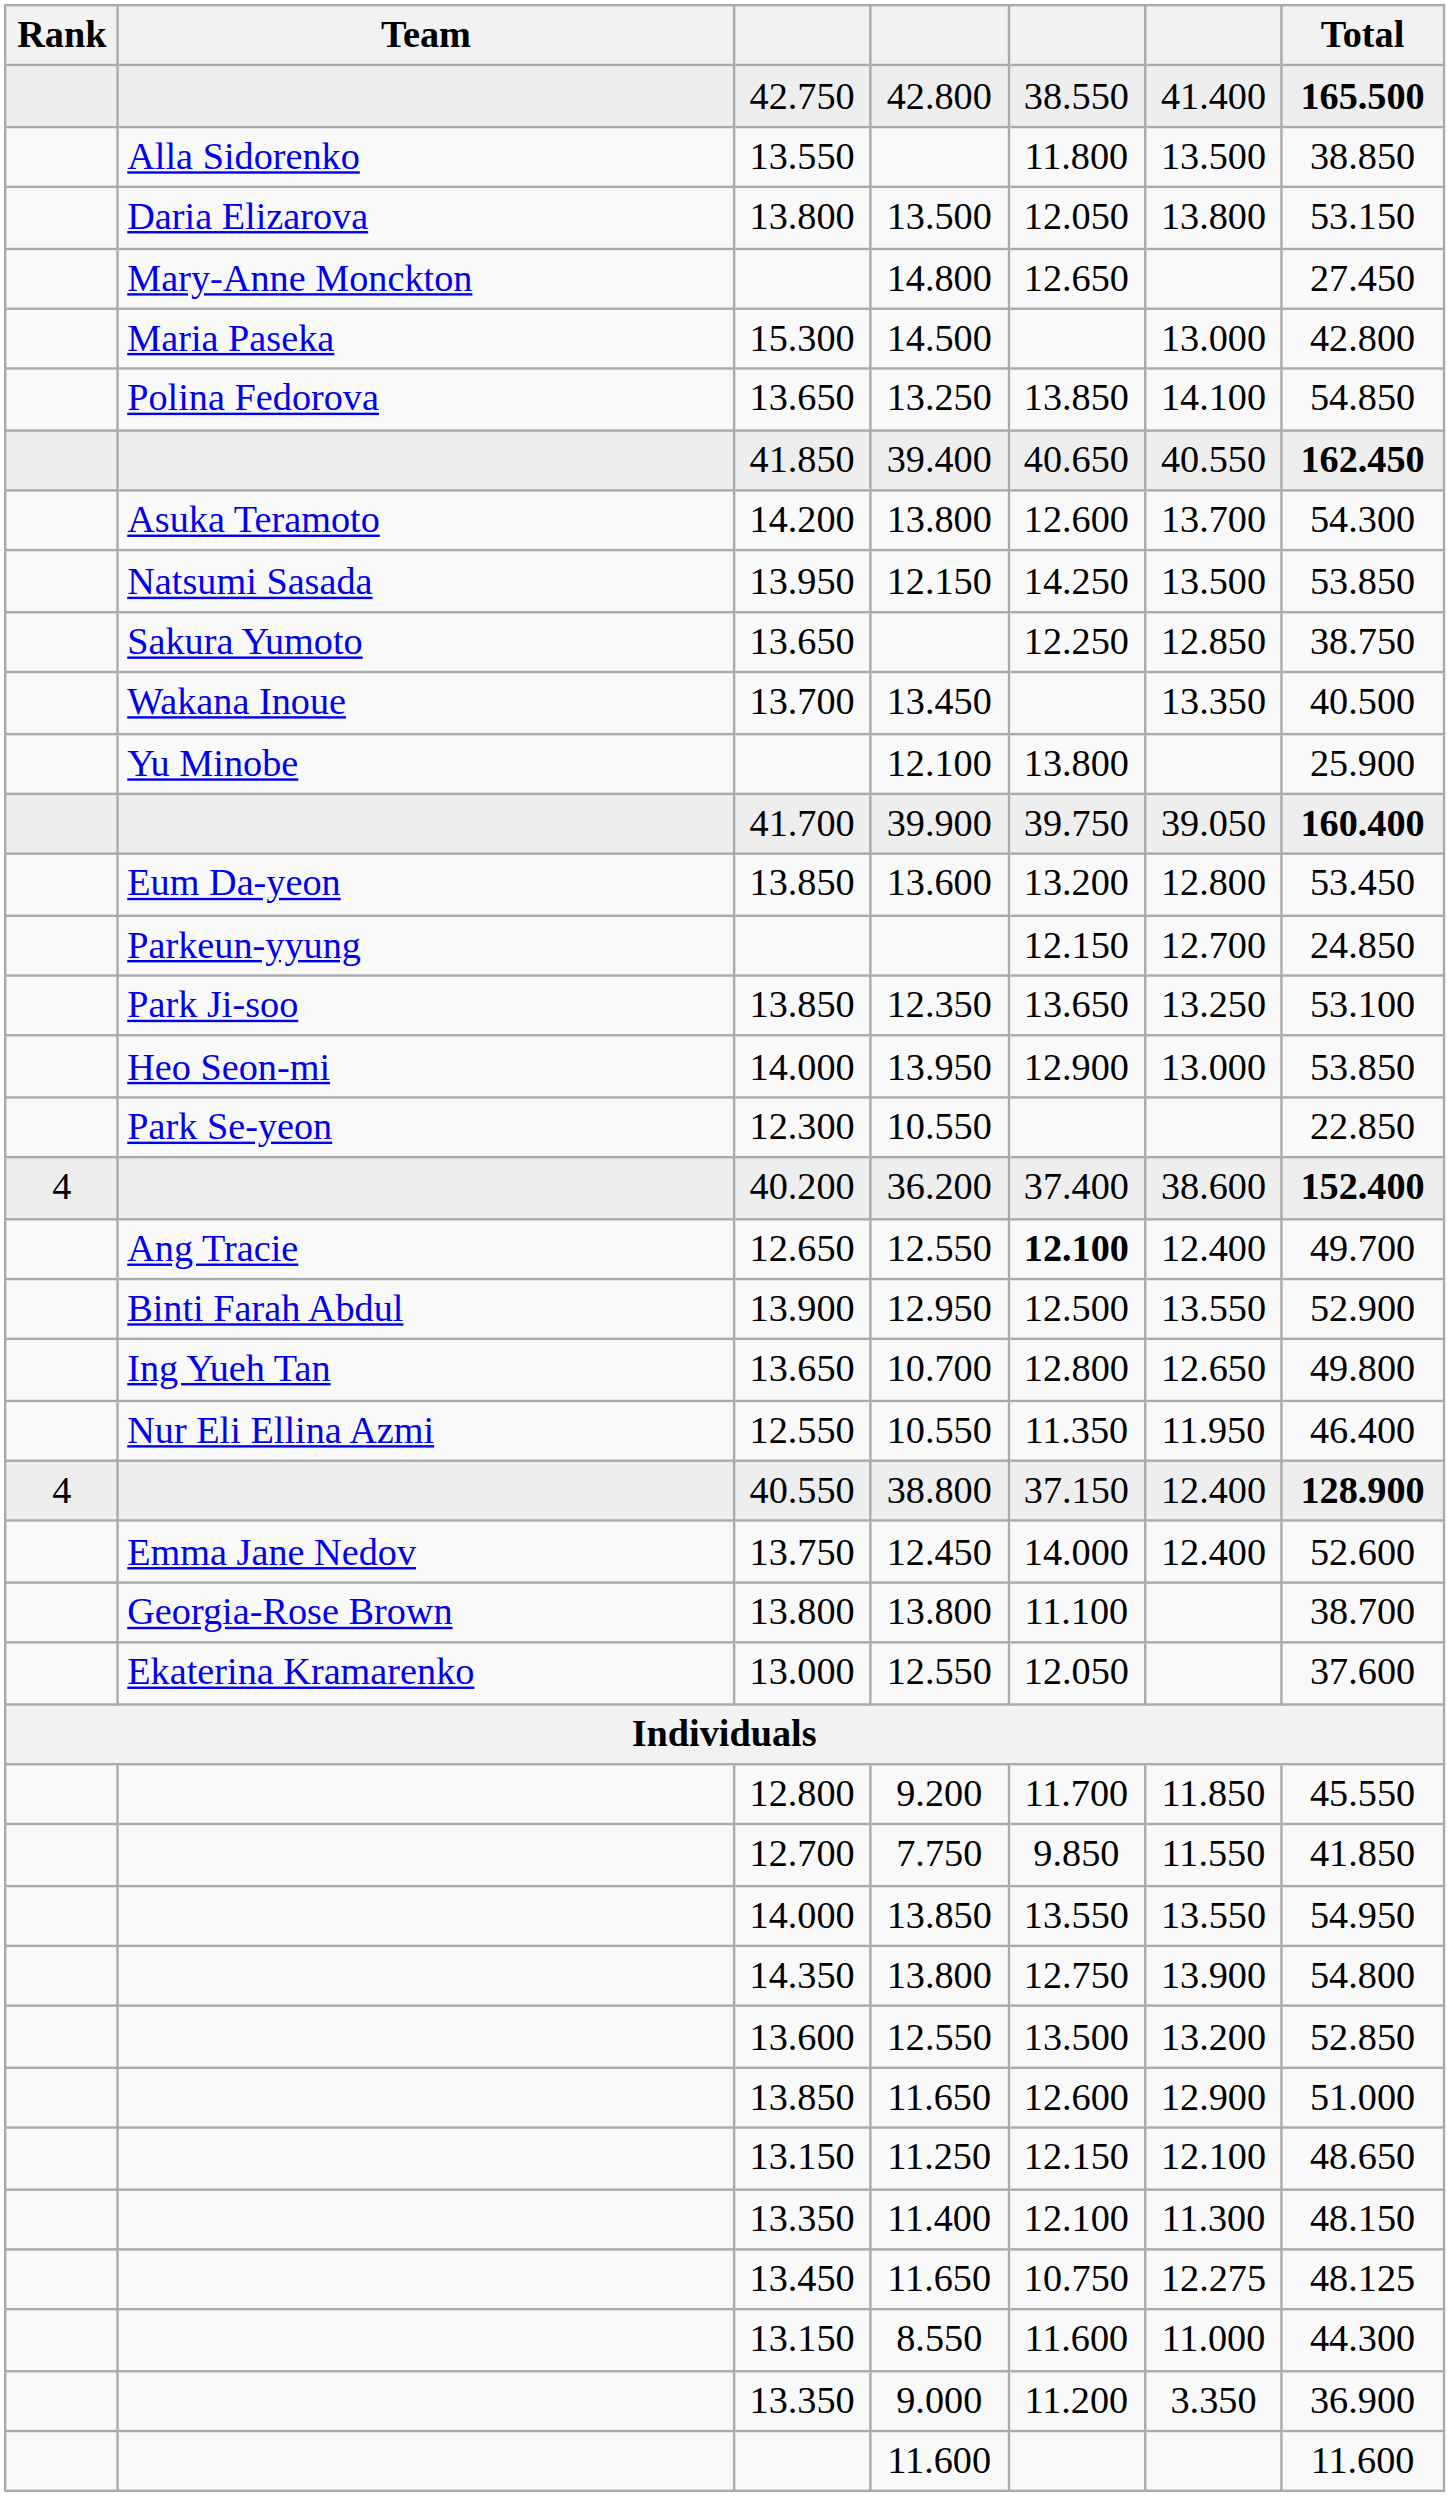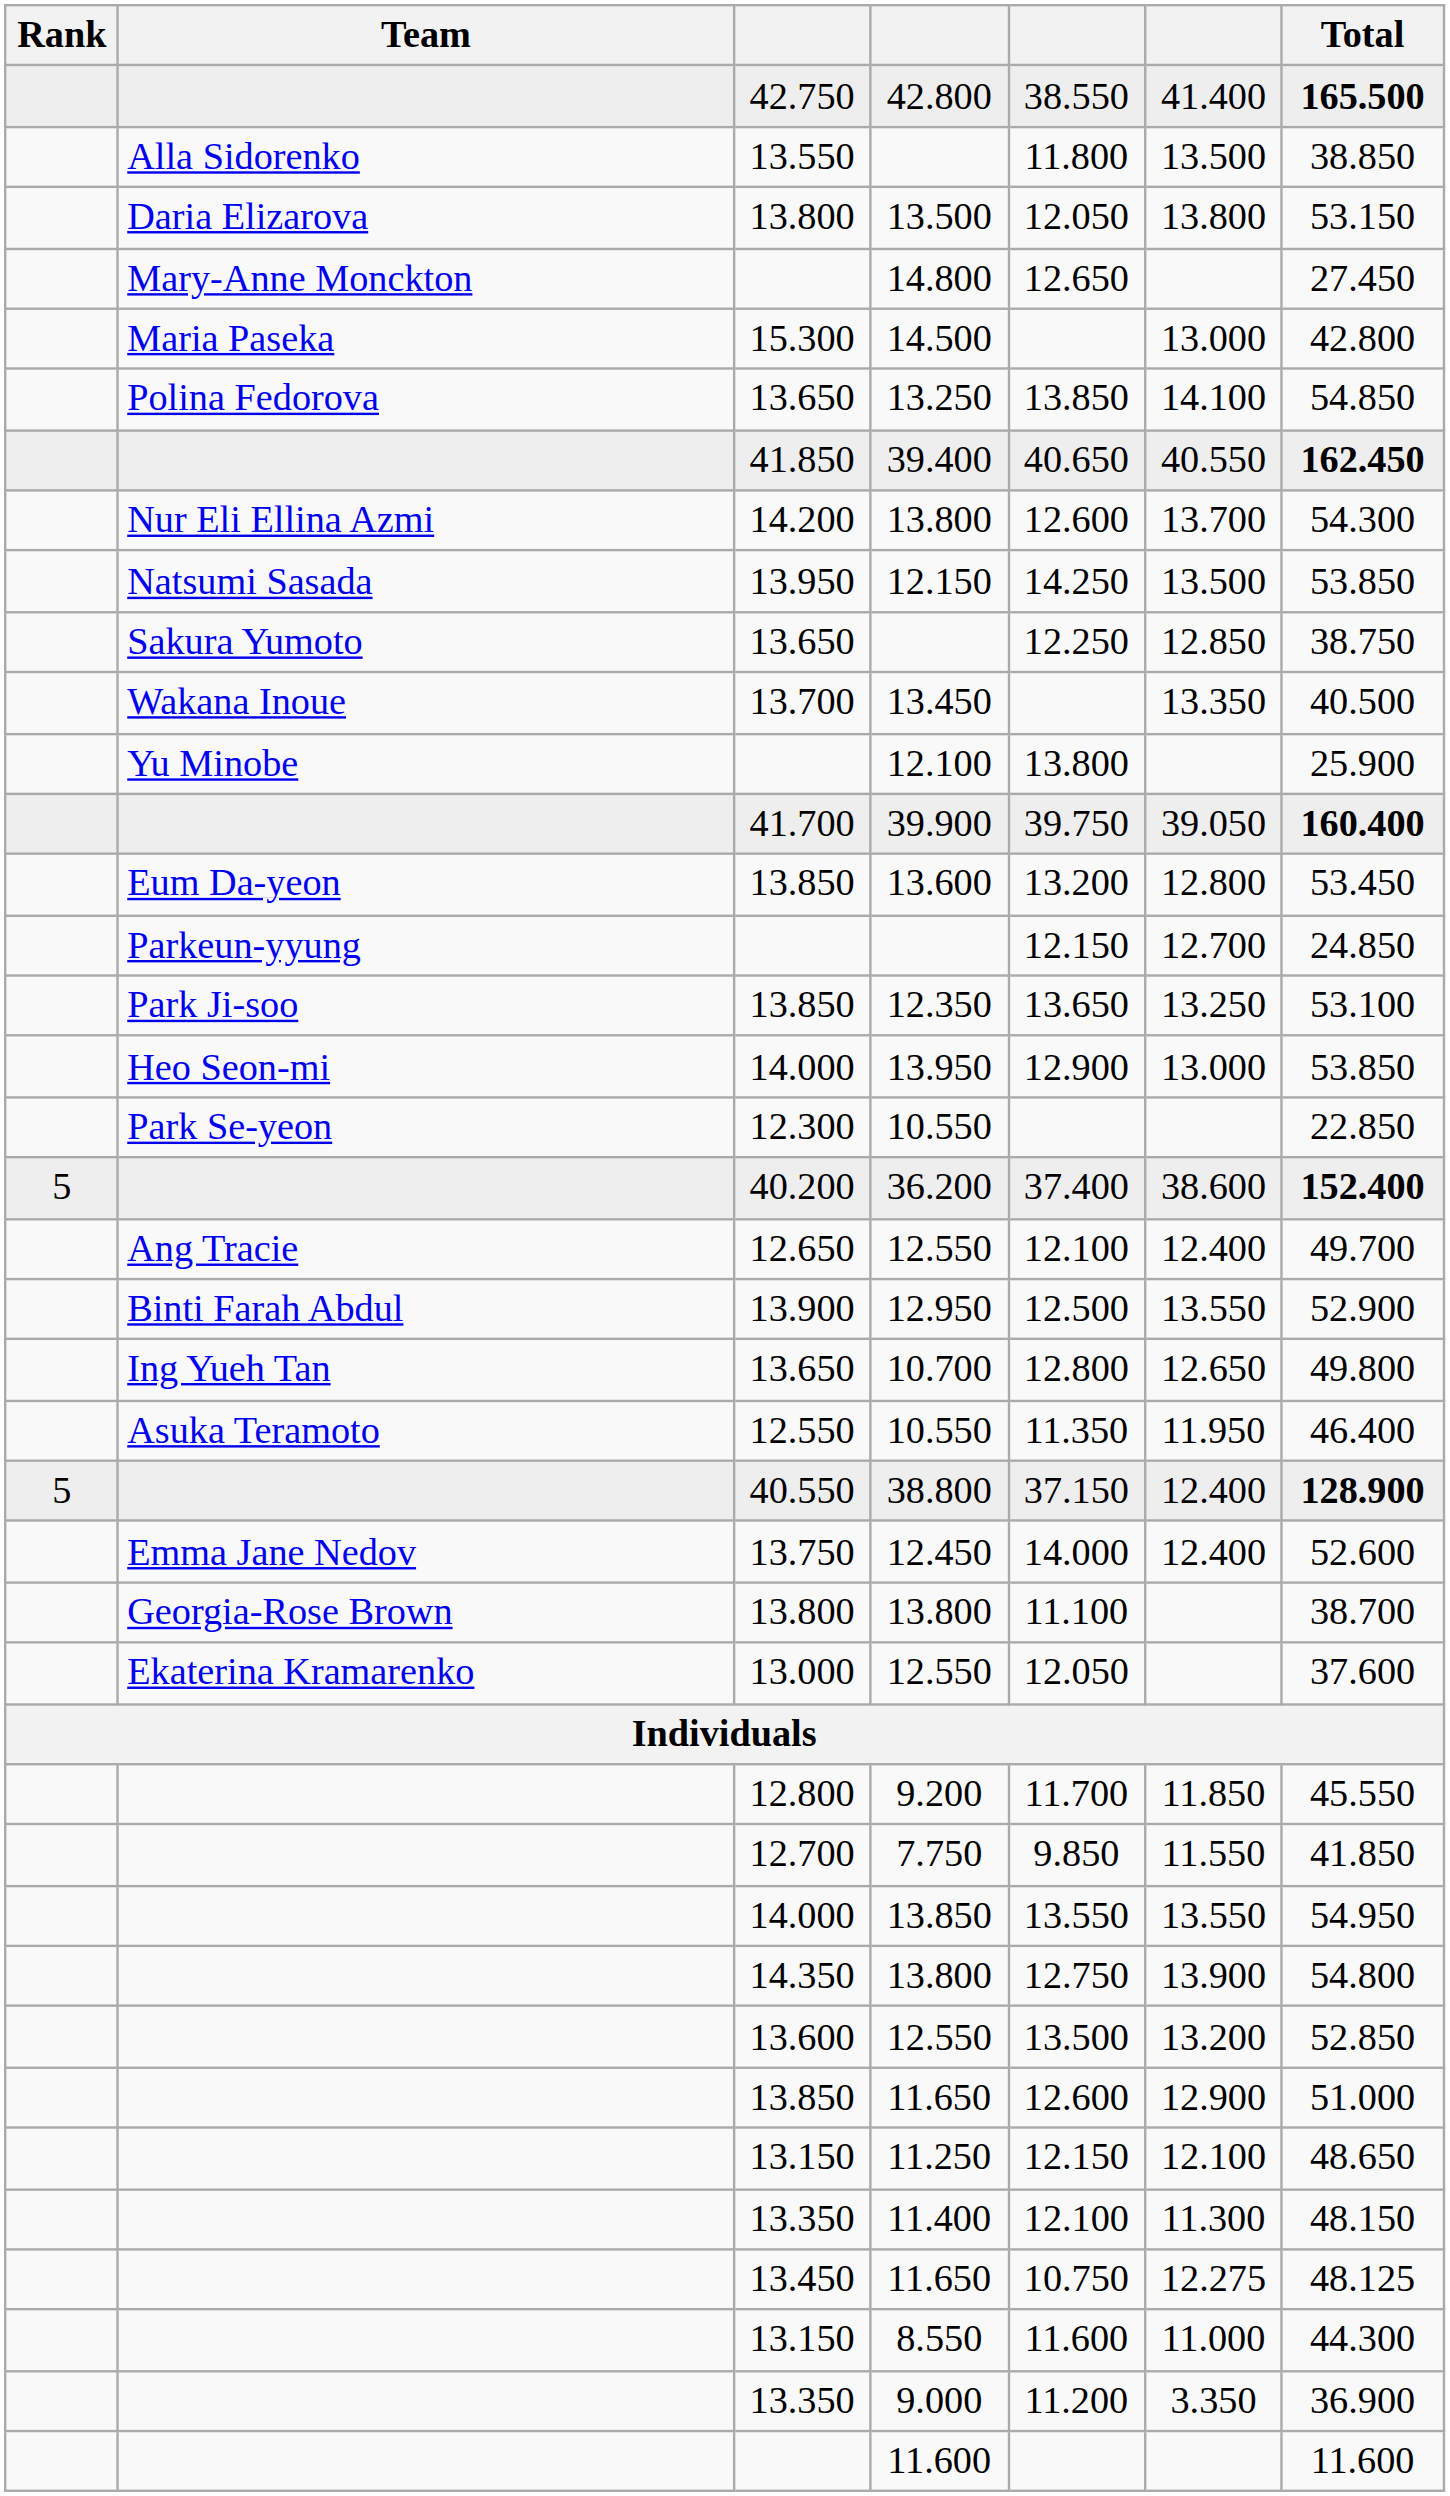(254, 519) Asuka Teramoto -> (281, 519) Nur Eli Ellina Azmi
(62, 1187) 4 -> (62, 1187) 5
(1076, 1247) bold -> (1076, 1247) normal
(281, 1429) Nur Eli Ellina Azmi -> (254, 1429) Asuka Teramoto
(62, 1490) 4 -> (62, 1490) 5
